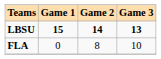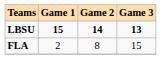(58, 46) 0 -> (58, 46) 2
(136, 46) 10 -> (136, 46) 15
